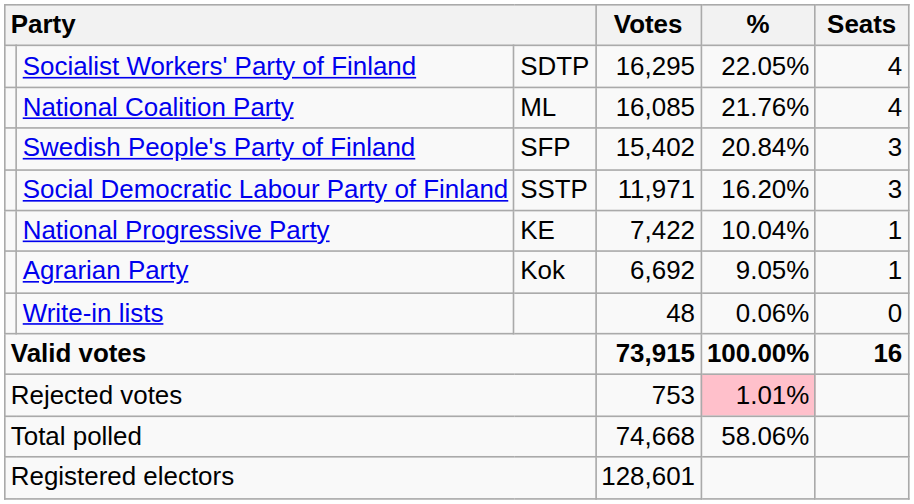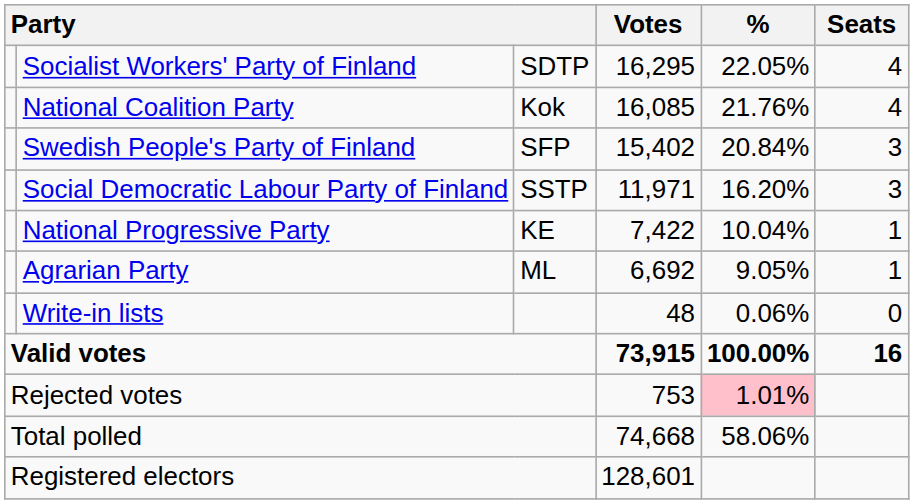(538, 107) ML -> (543, 107) Kok
(543, 271) Kok -> (538, 271) ML
